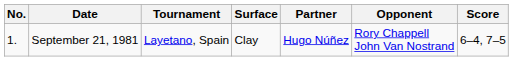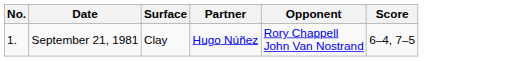- column: (187, 13)
